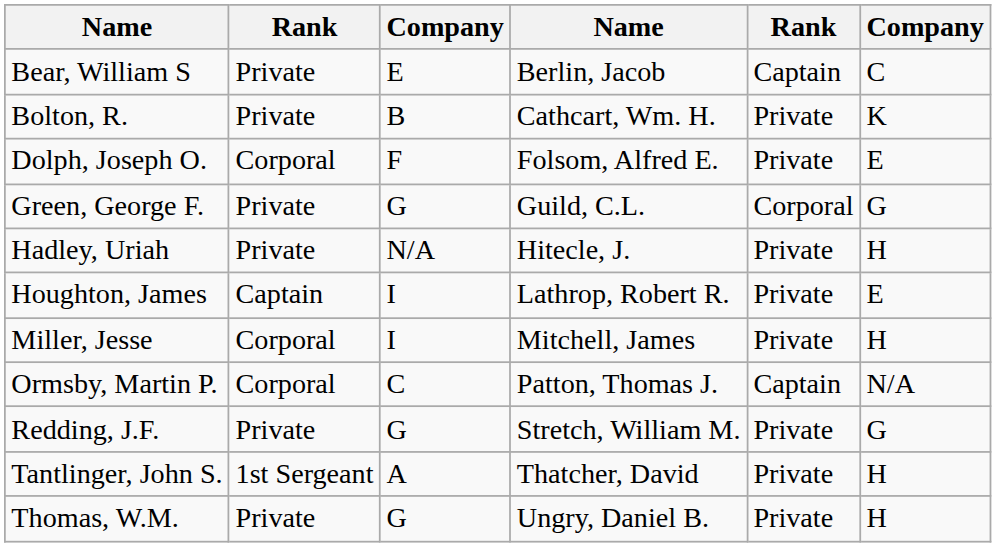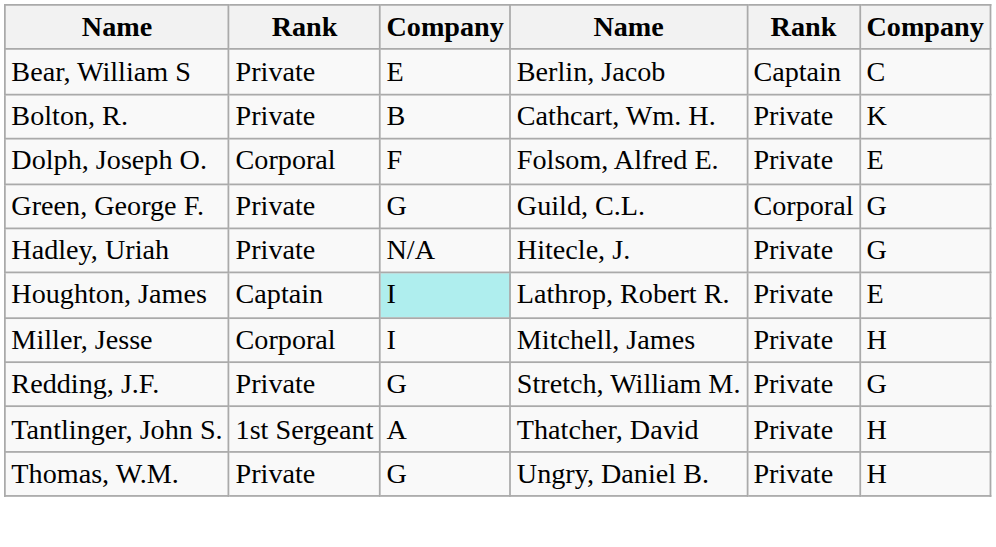(877, 250) H -> (877, 250) G
(391, 294) no background -> (391, 294) paleturquoise background
- row: (114, 384)
